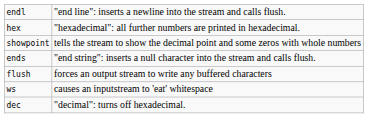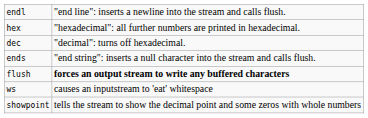rows swapped: (14, 105) <-> (28, 43)
(163, 74) normal -> (172, 74) bold
